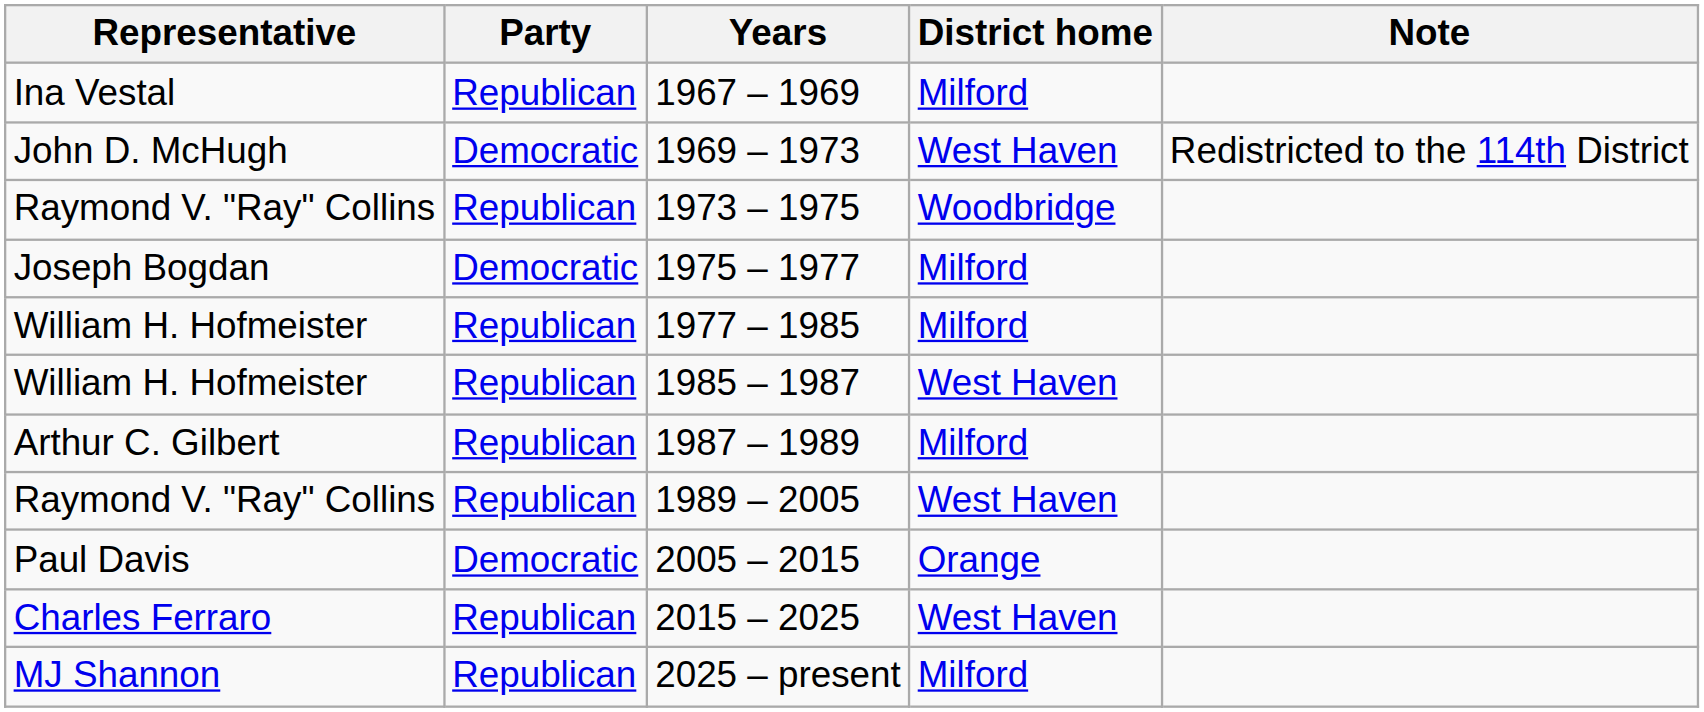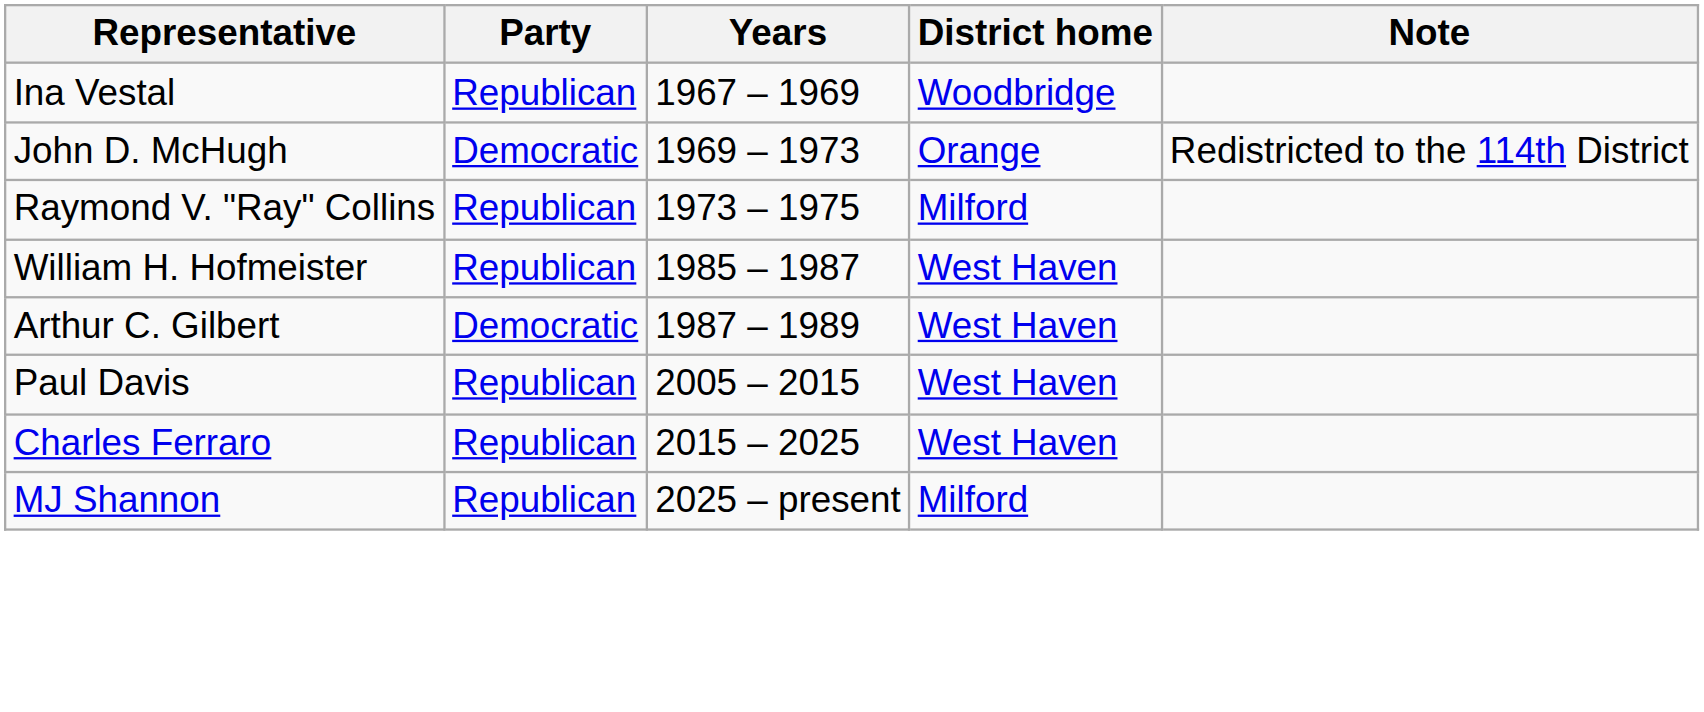(973, 92) Milford -> (1017, 92) Woodbridge
(1018, 150) West Haven -> (979, 150) Orange
(1017, 208) Woodbridge -> (973, 208) Milford
- row: (758, 267)
- row: (758, 325)
(544, 442) Republican -> (545, 325) Democratic
(973, 442) Milford -> (1018, 325) West Haven
- row: (758, 500)
(545, 558) Democratic -> (544, 383) Republican
(979, 558) Orange -> (1018, 383) West Haven
